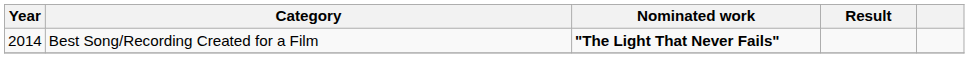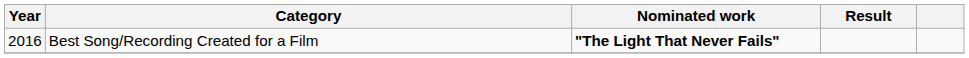(25, 40) 2014 -> (25, 40) 2016
